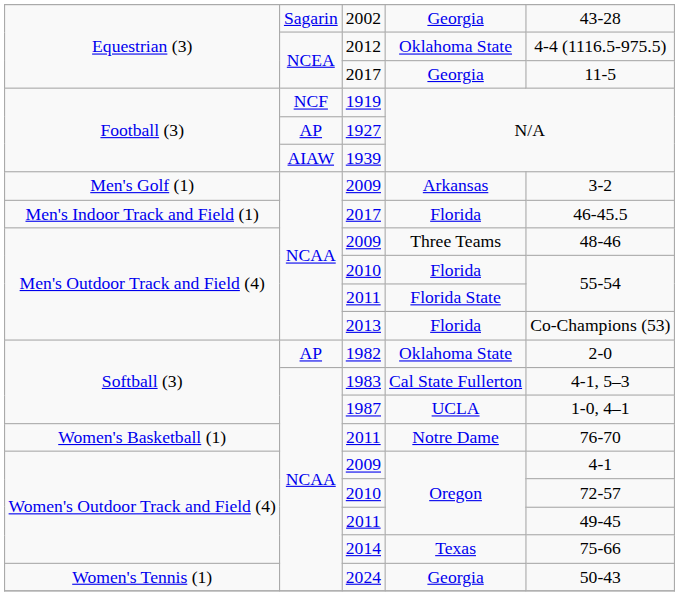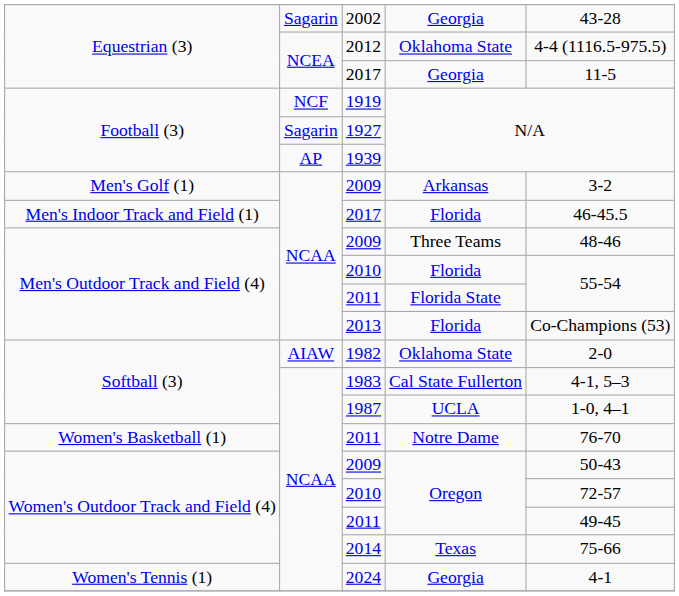(311, 130) AP -> (311, 130) Sagarin
(311, 158) AIAW -> (311, 158) AP
(311, 353) AP -> (311, 353) AIAW
(600, 465) 4-1 -> (600, 465) 50-43
(600, 576) 50-43 -> (600, 576) 4-1
